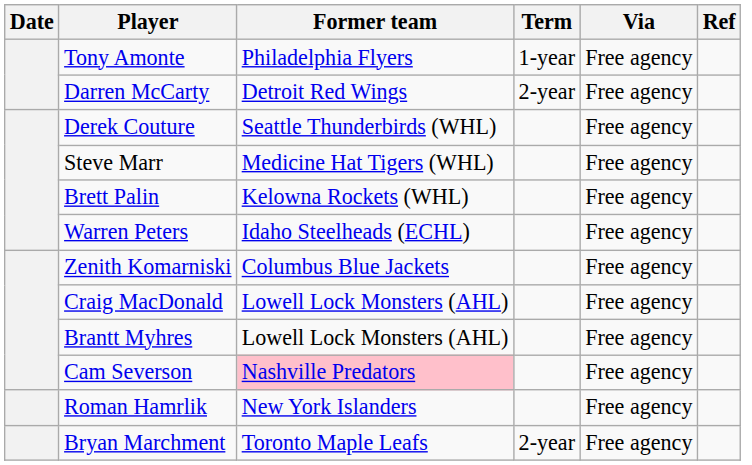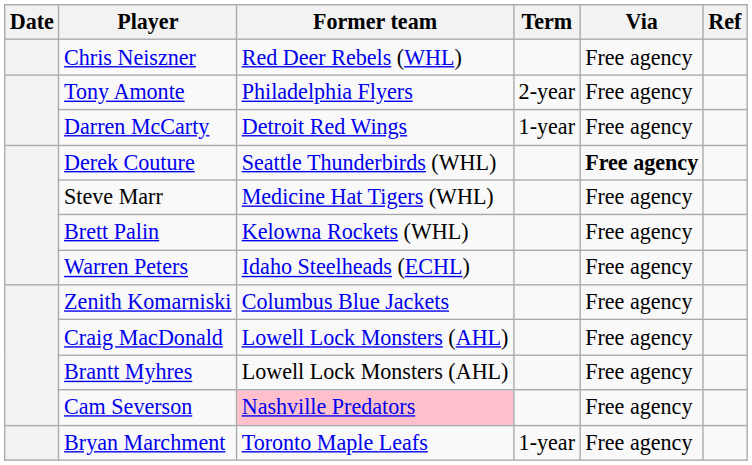+ row: (130, 57)
(547, 57) 1-year -> (547, 92) 2-year
(547, 92) 2-year -> (547, 127) 1-year
(639, 127) normal -> (642, 162) bold
- row: (136, 407)
(547, 442) 2-year -> (547, 442) 1-year
